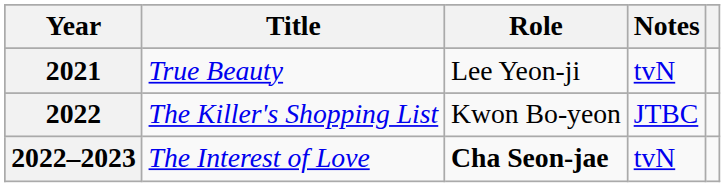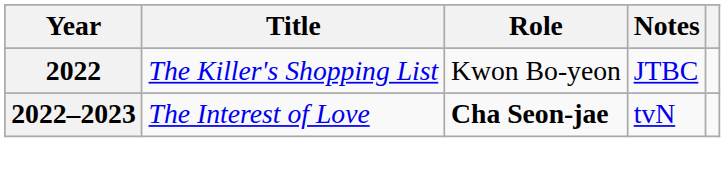- row: (74, 70)
